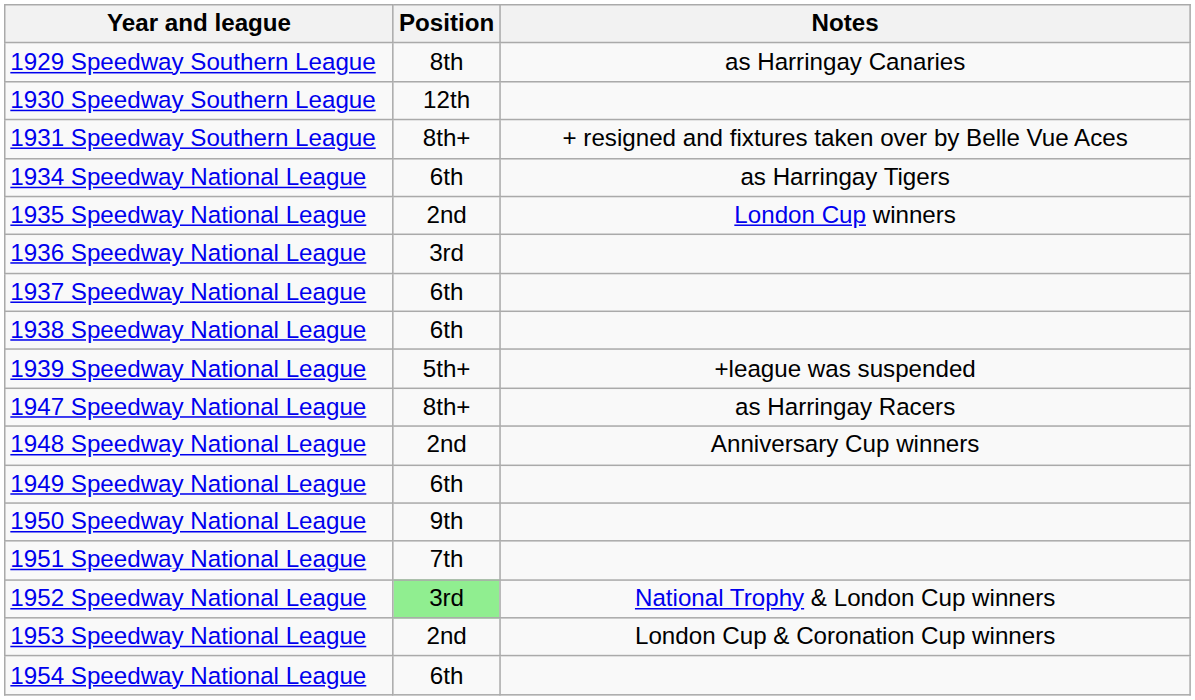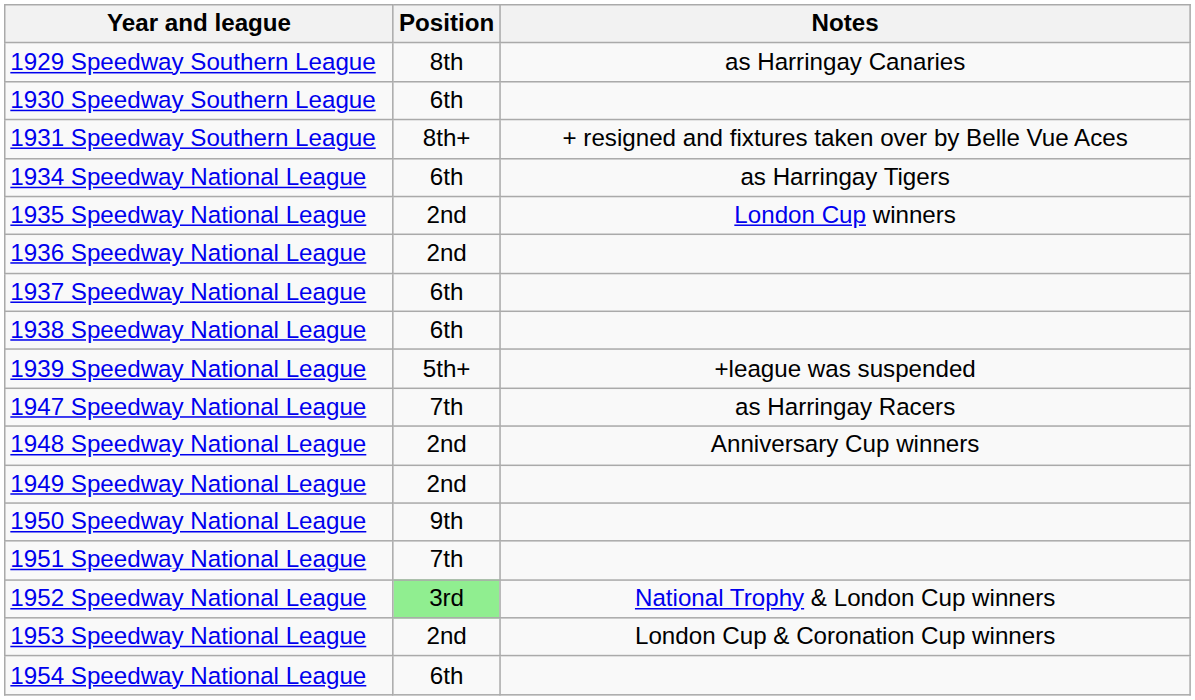(447, 100) 12th -> (447, 100) 6th
(447, 253) 3rd -> (447, 253) 2nd
(447, 406) 8th+ -> (447, 406) 7th
(447, 483) 6th -> (447, 483) 2nd
